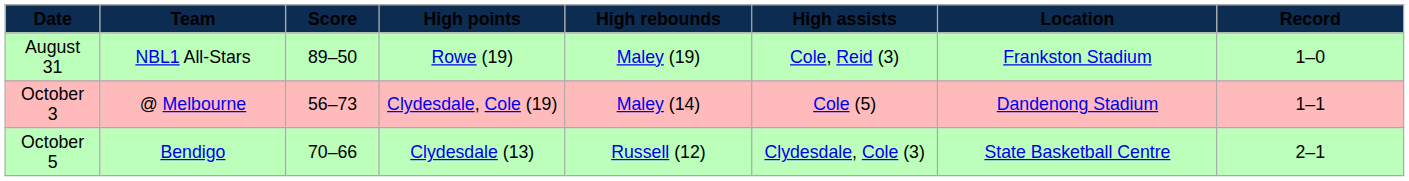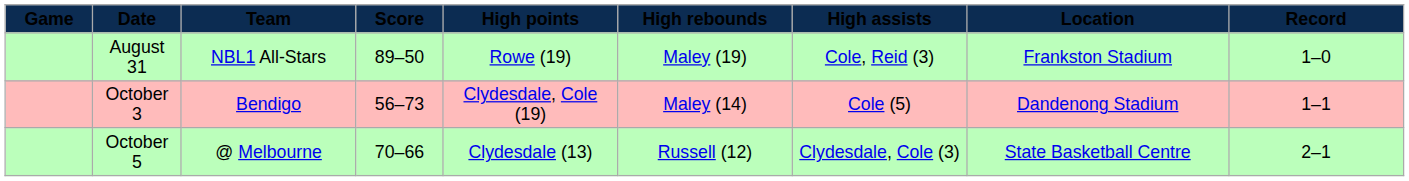+ column: (49, 19)
(193, 104) @ Melbourne -> (269, 104) Bendigo
(193, 152) Bendigo -> (269, 152) @ Melbourne
